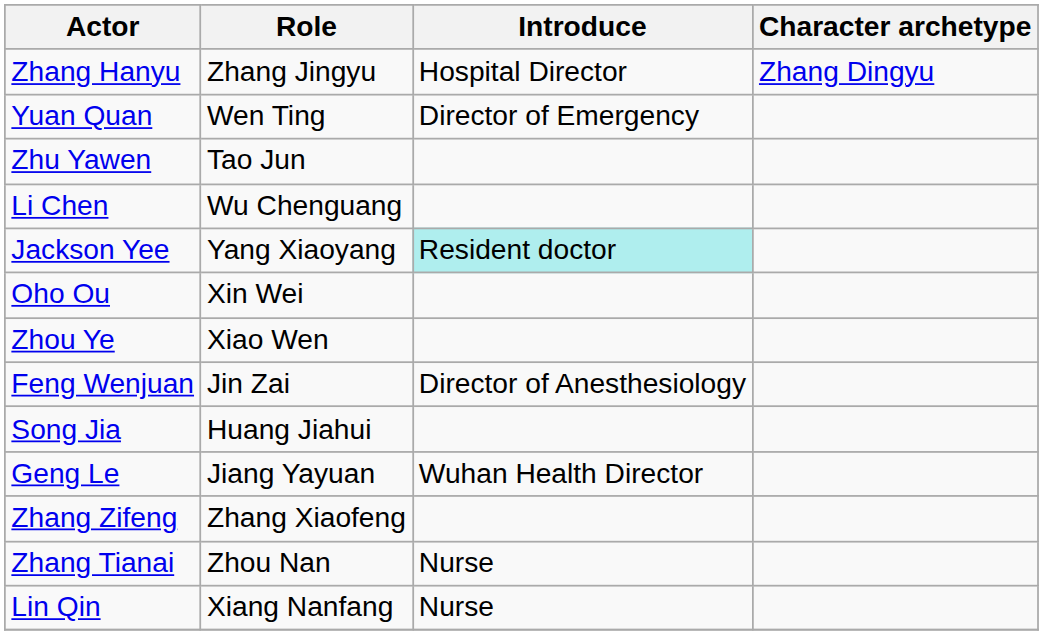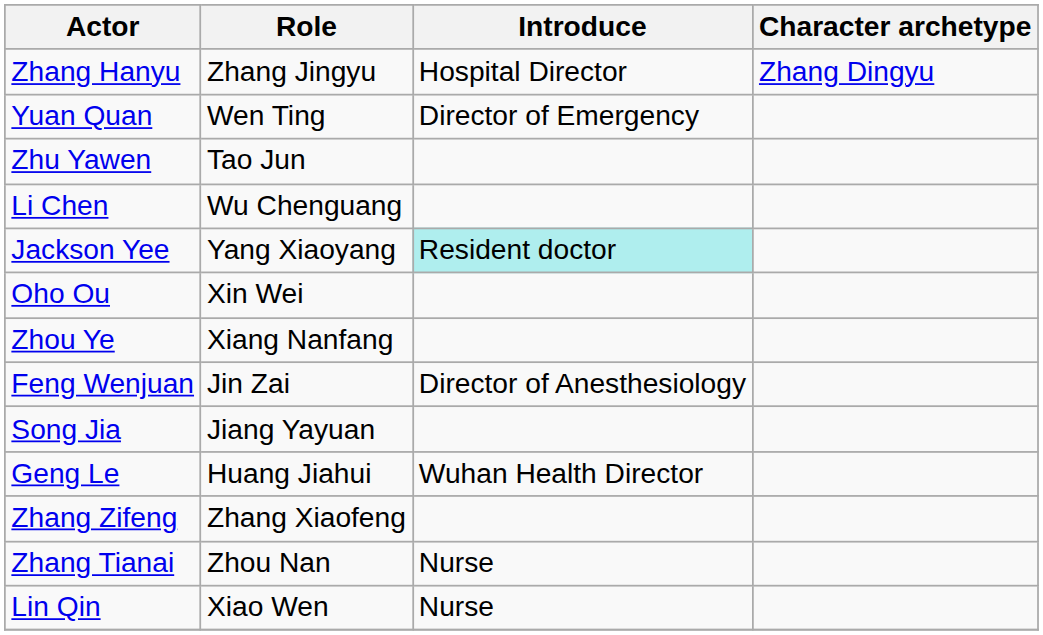(268, 339) Xiao Wen -> (300, 339) Xiang Nanfang
(289, 428) Huang Jiahui -> (291, 428) Jiang Yayuan
(291, 473) Jiang Yayuan -> (289, 473) Huang Jiahui
(300, 607) Xiang Nanfang -> (268, 607) Xiao Wen
